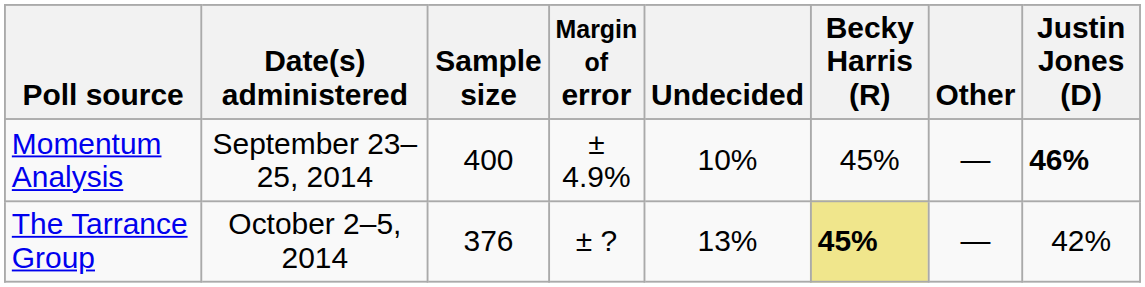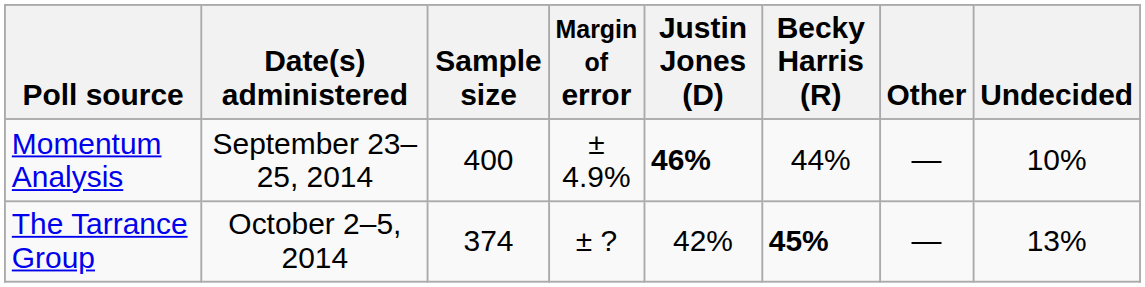columns swapped: (1081, 61) <-> (728, 95)
(870, 159) 45% -> (821, 159) 44%
(489, 240) 376 -> (489, 240) 374
(848, 240) khaki background -> (799, 240) no background
